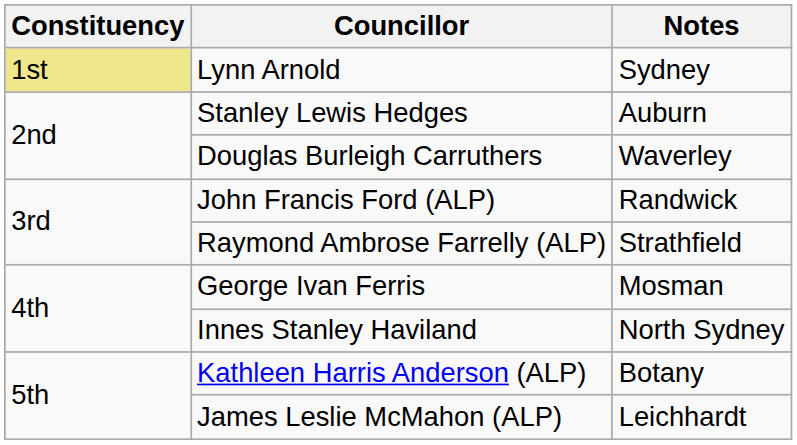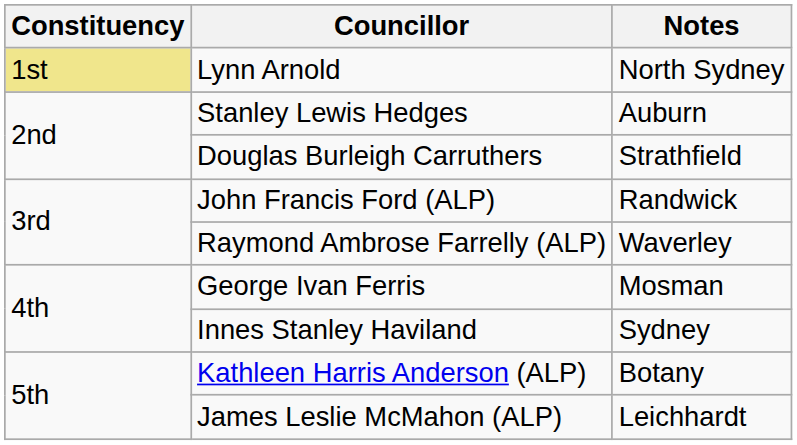(664, 69) Sydney -> (702, 69) North Sydney
(675, 156) Waverley -> (680, 156) Strathfield
(680, 243) Strathfield -> (675, 243) Waverley
(702, 329) North Sydney -> (664, 329) Sydney
